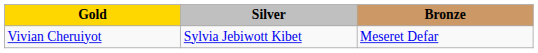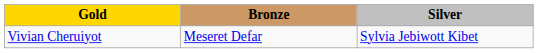columns swapped: (269, 15) <-> (445, 15)
